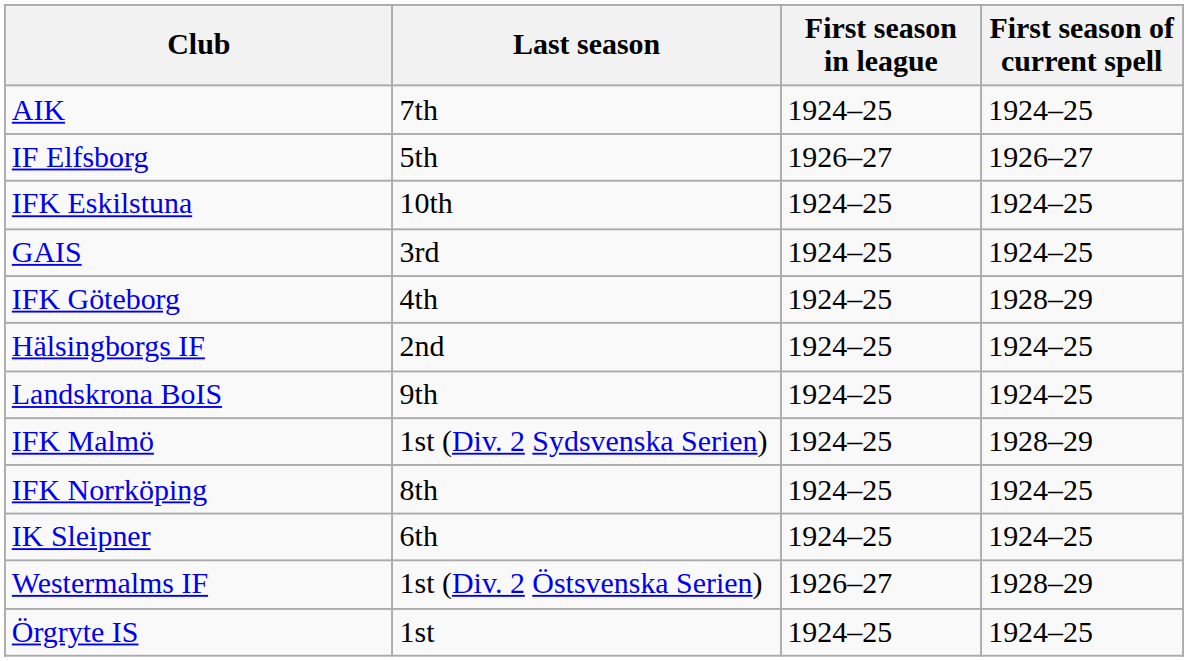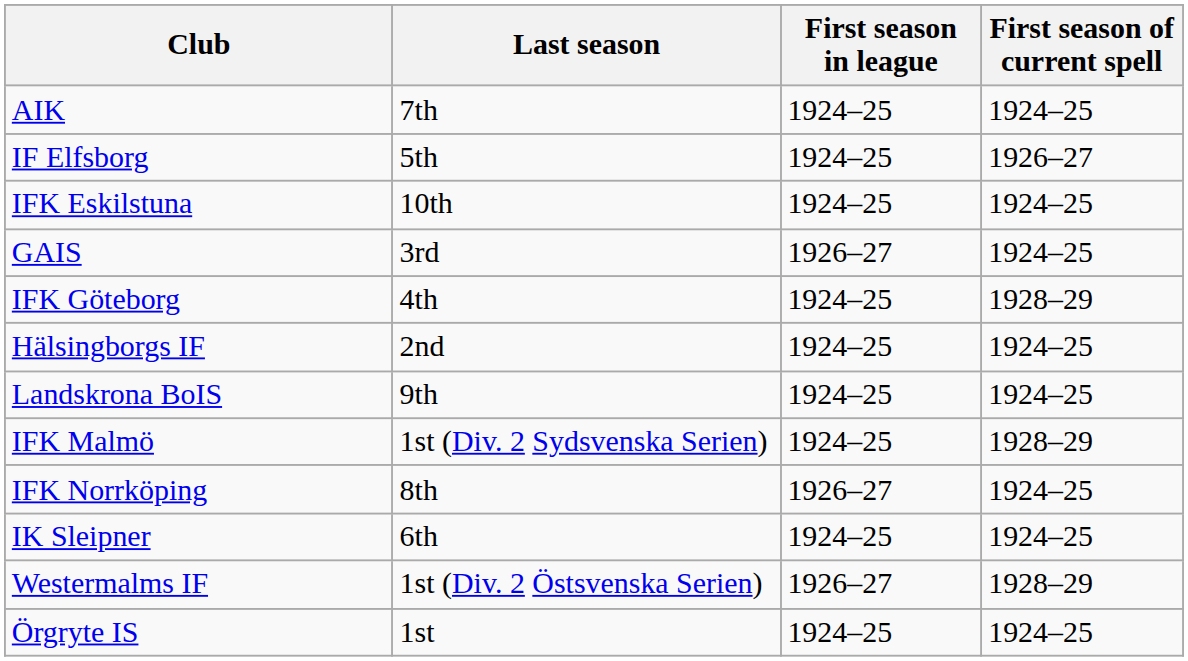(840, 156) 1926–27 -> (840, 156) 1924–25
(840, 251) 1924–25 -> (840, 251) 1926–27
(840, 488) 1924–25 -> (840, 488) 1926–27
